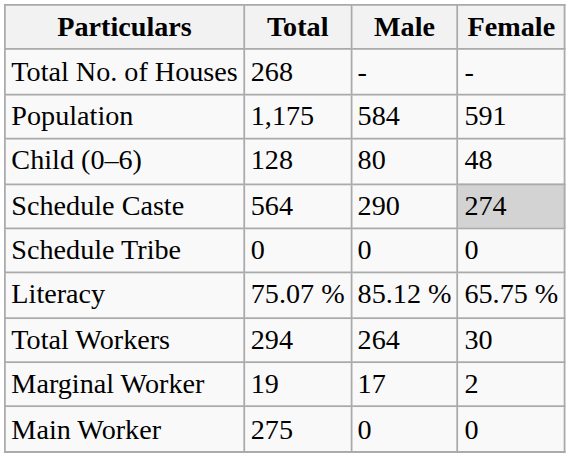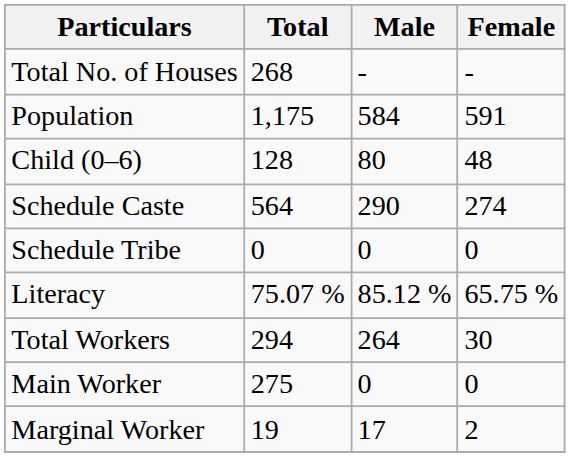(486, 205) lightgrey background -> (486, 205) no background
rows swapped: (86, 428) <-> (108, 384)
